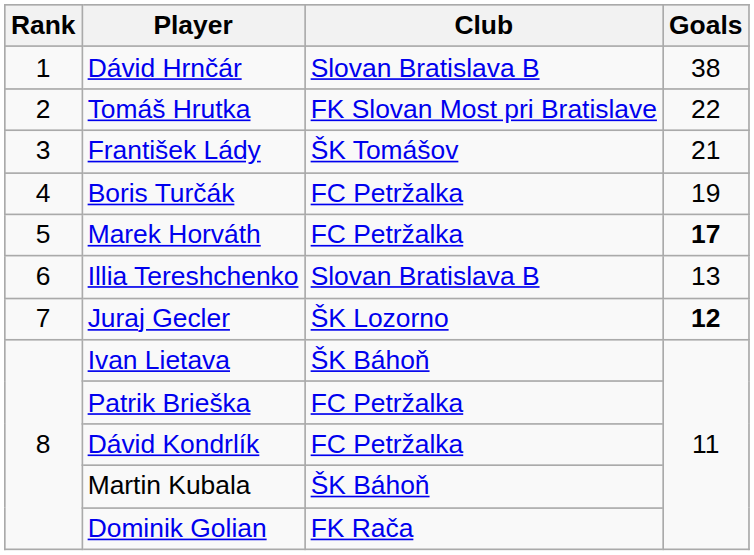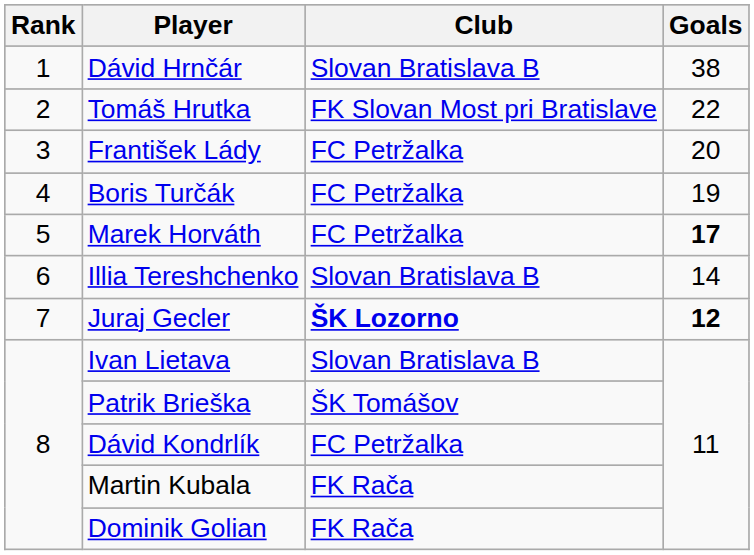(385, 151) ŠK Tomášov -> (387, 151) FC Petržalka
(706, 151) 21 -> (706, 151) 20
(706, 276) 13 -> (706, 276) 14
(380, 318) normal -> (385, 318) bold
(370, 360) ŠK Báhoň -> (425, 360) Slovan Bratislava B
(387, 402) FC Petržalka -> (385, 402) ŠK Tomášov
(370, 485) ŠK Báhoň -> (362, 485) FK Rača
